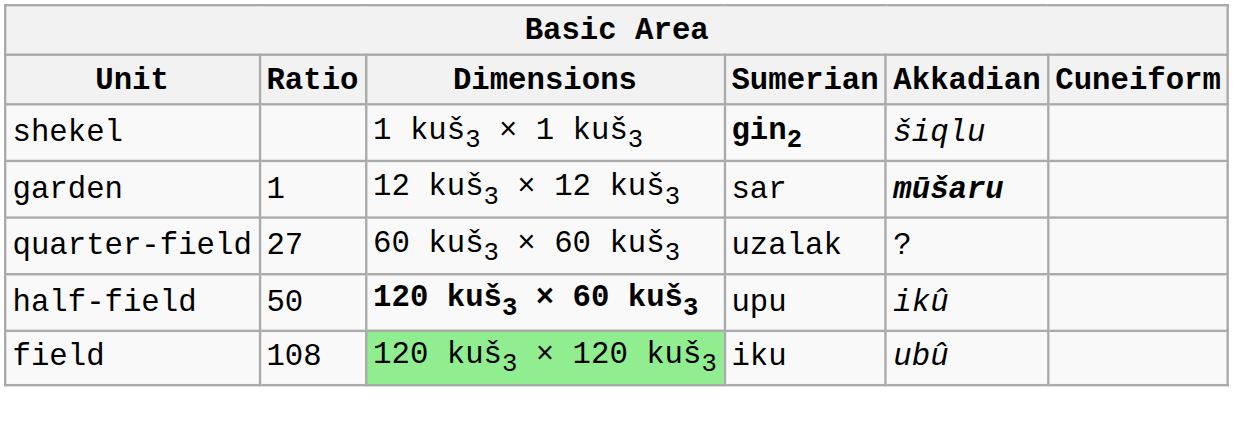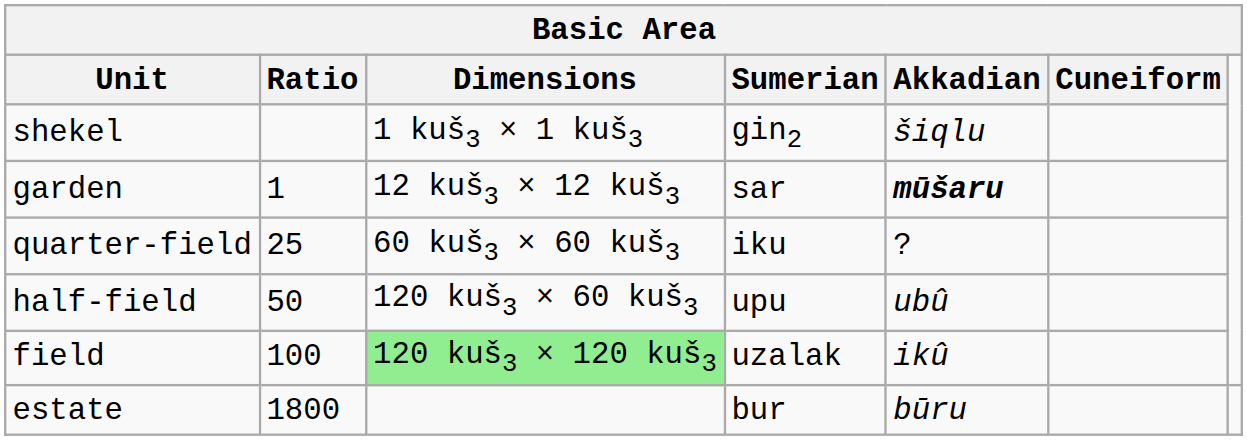(767, 133) bold -> (767, 133) normal
(285, 245) 27 -> (285, 245) 25
(787, 245) uzalak -> (759, 245) iku
(536, 302) bold -> (536, 302) normal
(921, 302) ikû -> (921, 302) ubû
(294, 358) 108 -> (294, 358) 100
(759, 358) iku -> (787, 358) uzalak
(921, 358) ubû -> (921, 358) ikû
+ row: (68, 411)
